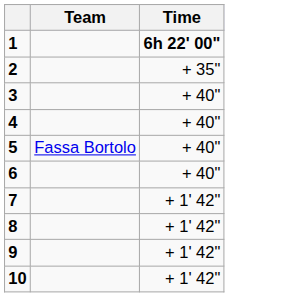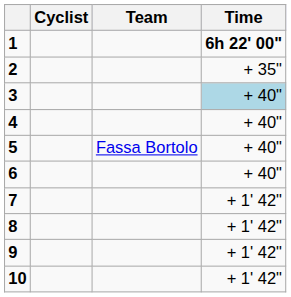+ column: (61, 17)
(201, 95) no background -> (263, 95) lightblue background
